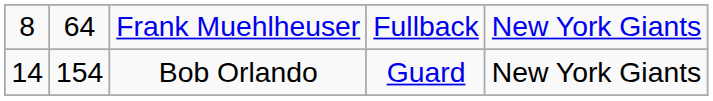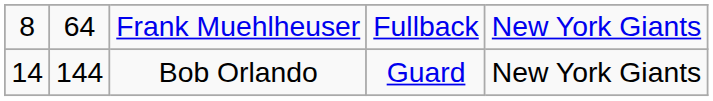(80, 71) 154 -> (80, 71) 144
